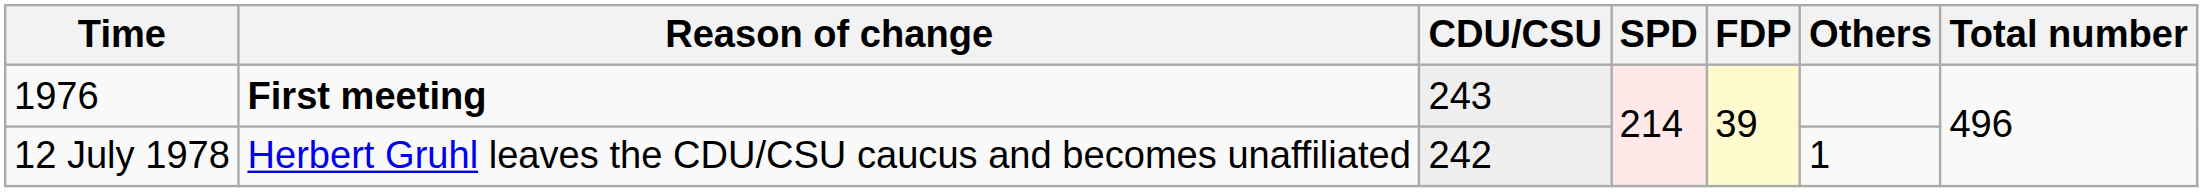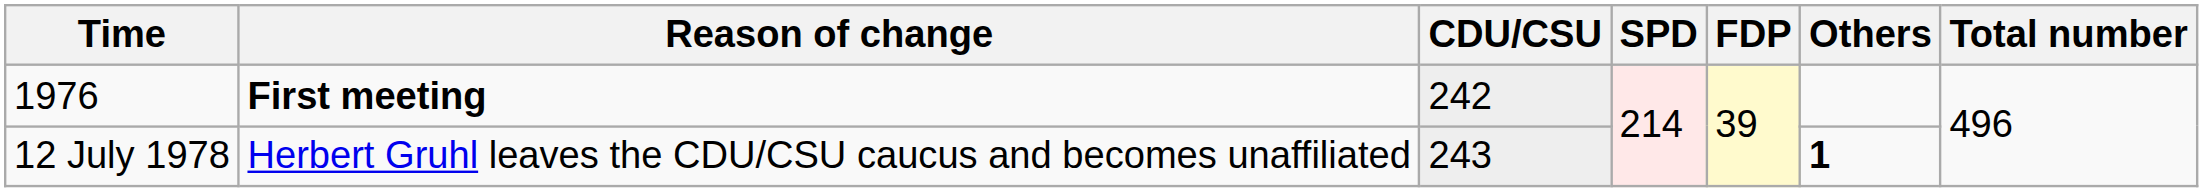(1460, 95) 243 -> (1460, 95) 242
(1460, 155) 242 -> (1460, 155) 243
(1820, 155) normal -> (1820, 155) bold
